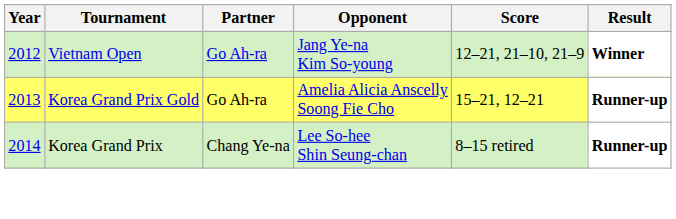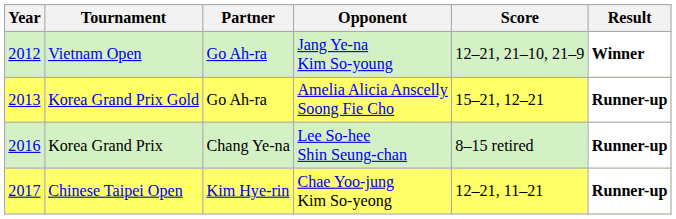(24, 145) 2014 -> (24, 145) 2016
+ row: (115, 191)
